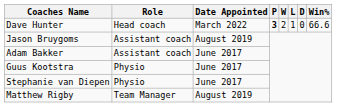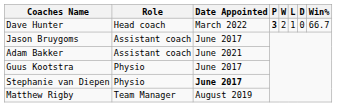(319, 25) 66.6 -> (319, 25) 66.7
(224, 39) August 2019 -> (219, 39) June 2017
(219, 53) June 2017 -> (219, 53) June 2021
(219, 81) normal -> (219, 81) bold
